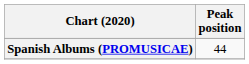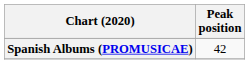(220, 48) 44 -> (220, 48) 42
